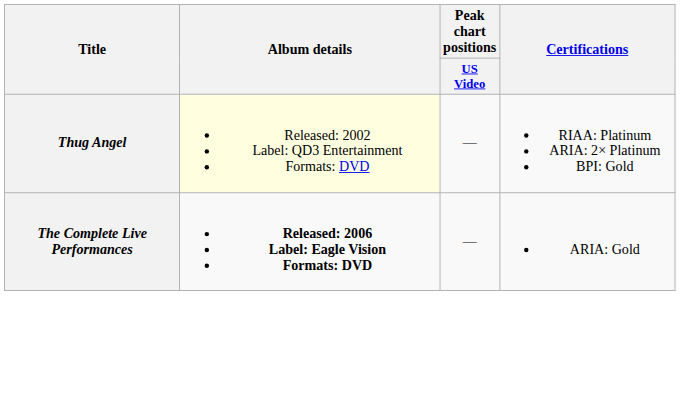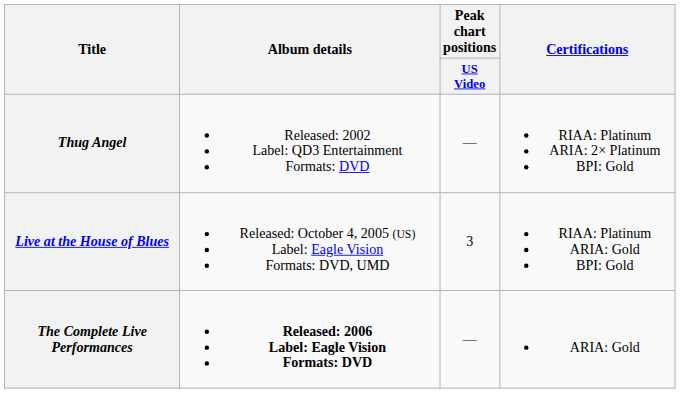(310, 151) lightyellow background -> (310, 151) no background
+ row: (92, 241)
